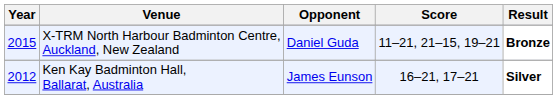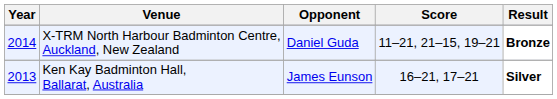(22, 43) 2015 -> (22, 43) 2014
(22, 78) 2012 -> (22, 78) 2013
